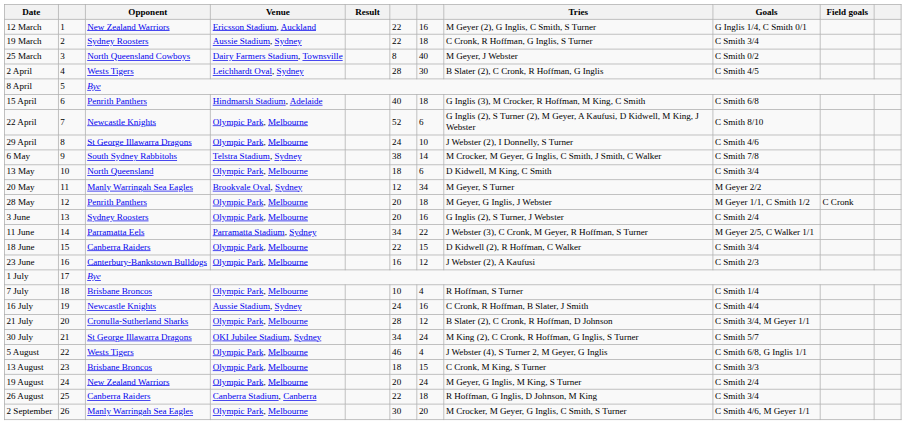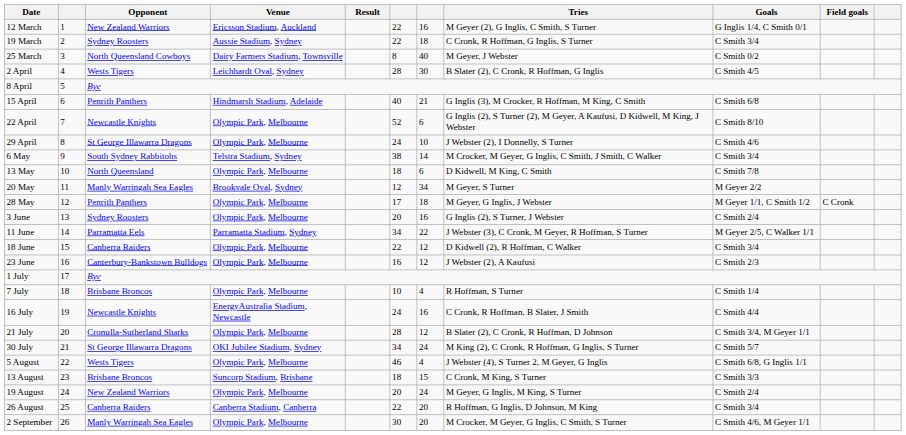(424, 101) 18 -> (424, 101) 21
(737, 157) C Smith 7/8 -> (737, 157) C Smith 3/4
(737, 172) C Smith 3/4 -> (737, 172) C Smith 7/8
(397, 202) 20 -> (397, 202) 17
(424, 247) 15 -> (424, 247) 12
(257, 306) Aussie Stadium, Sydney -> (260, 312) EnergyAustralia Stadium, Newcastle
(260, 366) Olympic Park, Melbourne -> (263, 377) Suncorp Stadium, Brisbane
(424, 396) 18 -> (424, 407) 20
